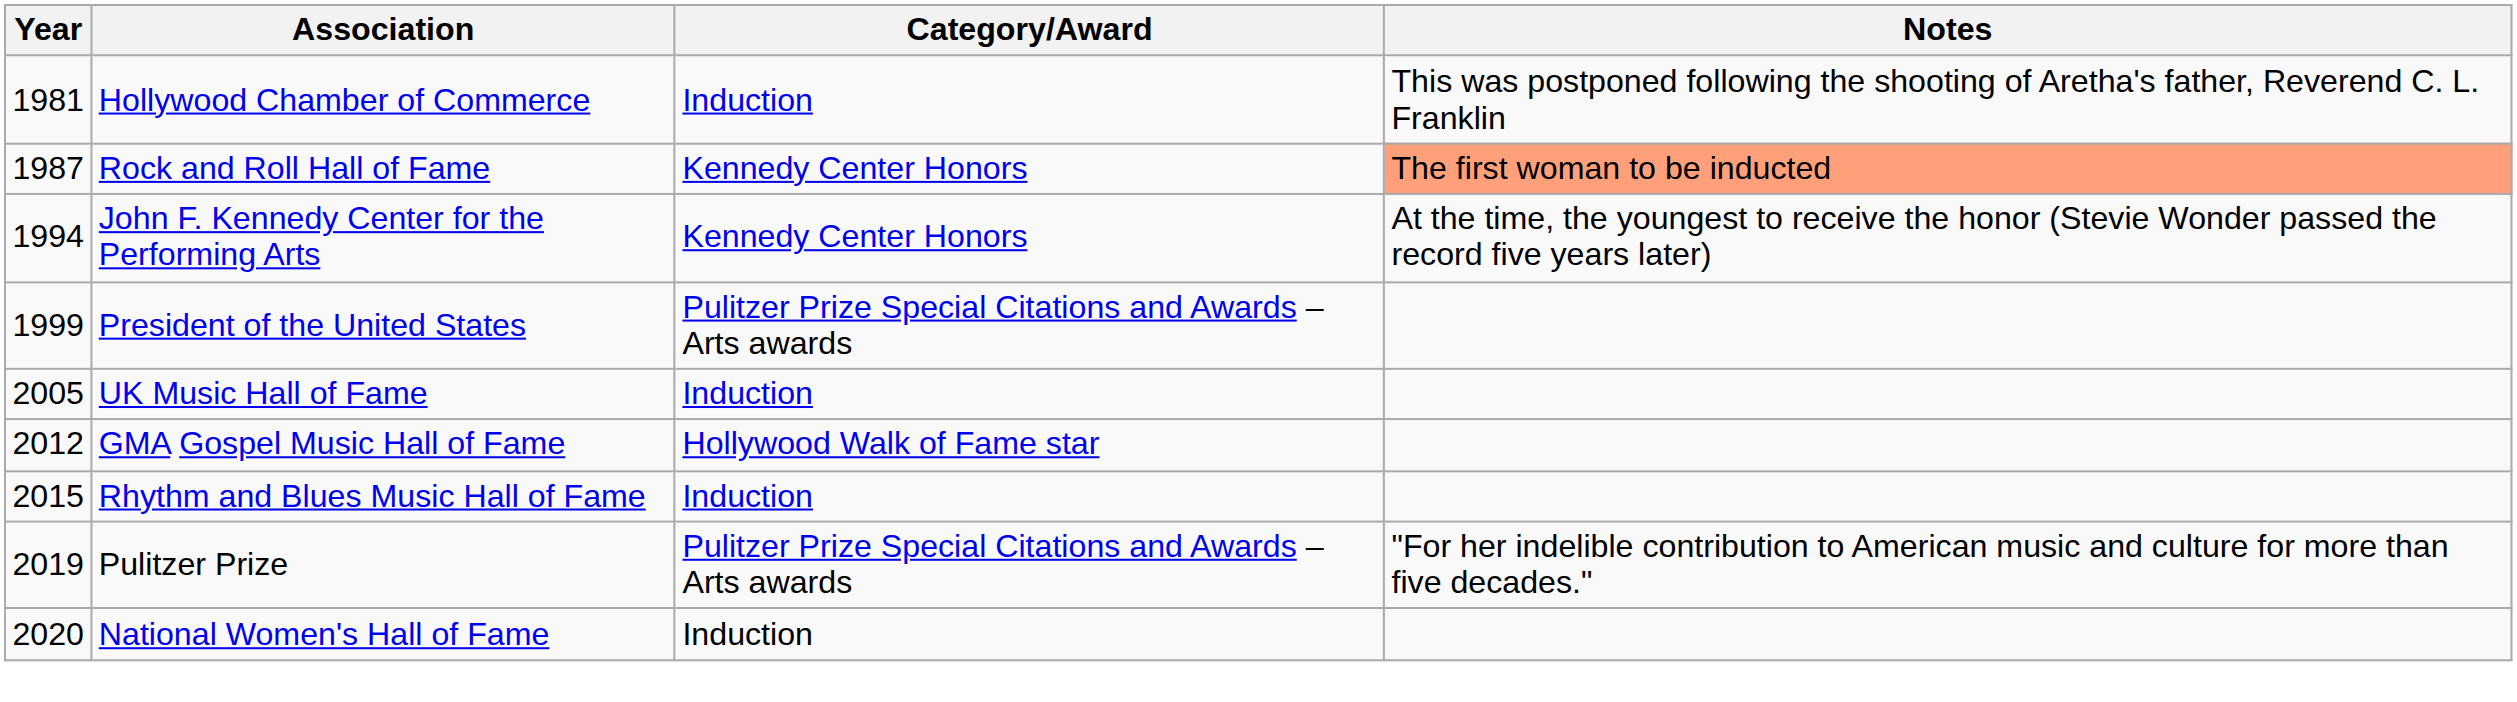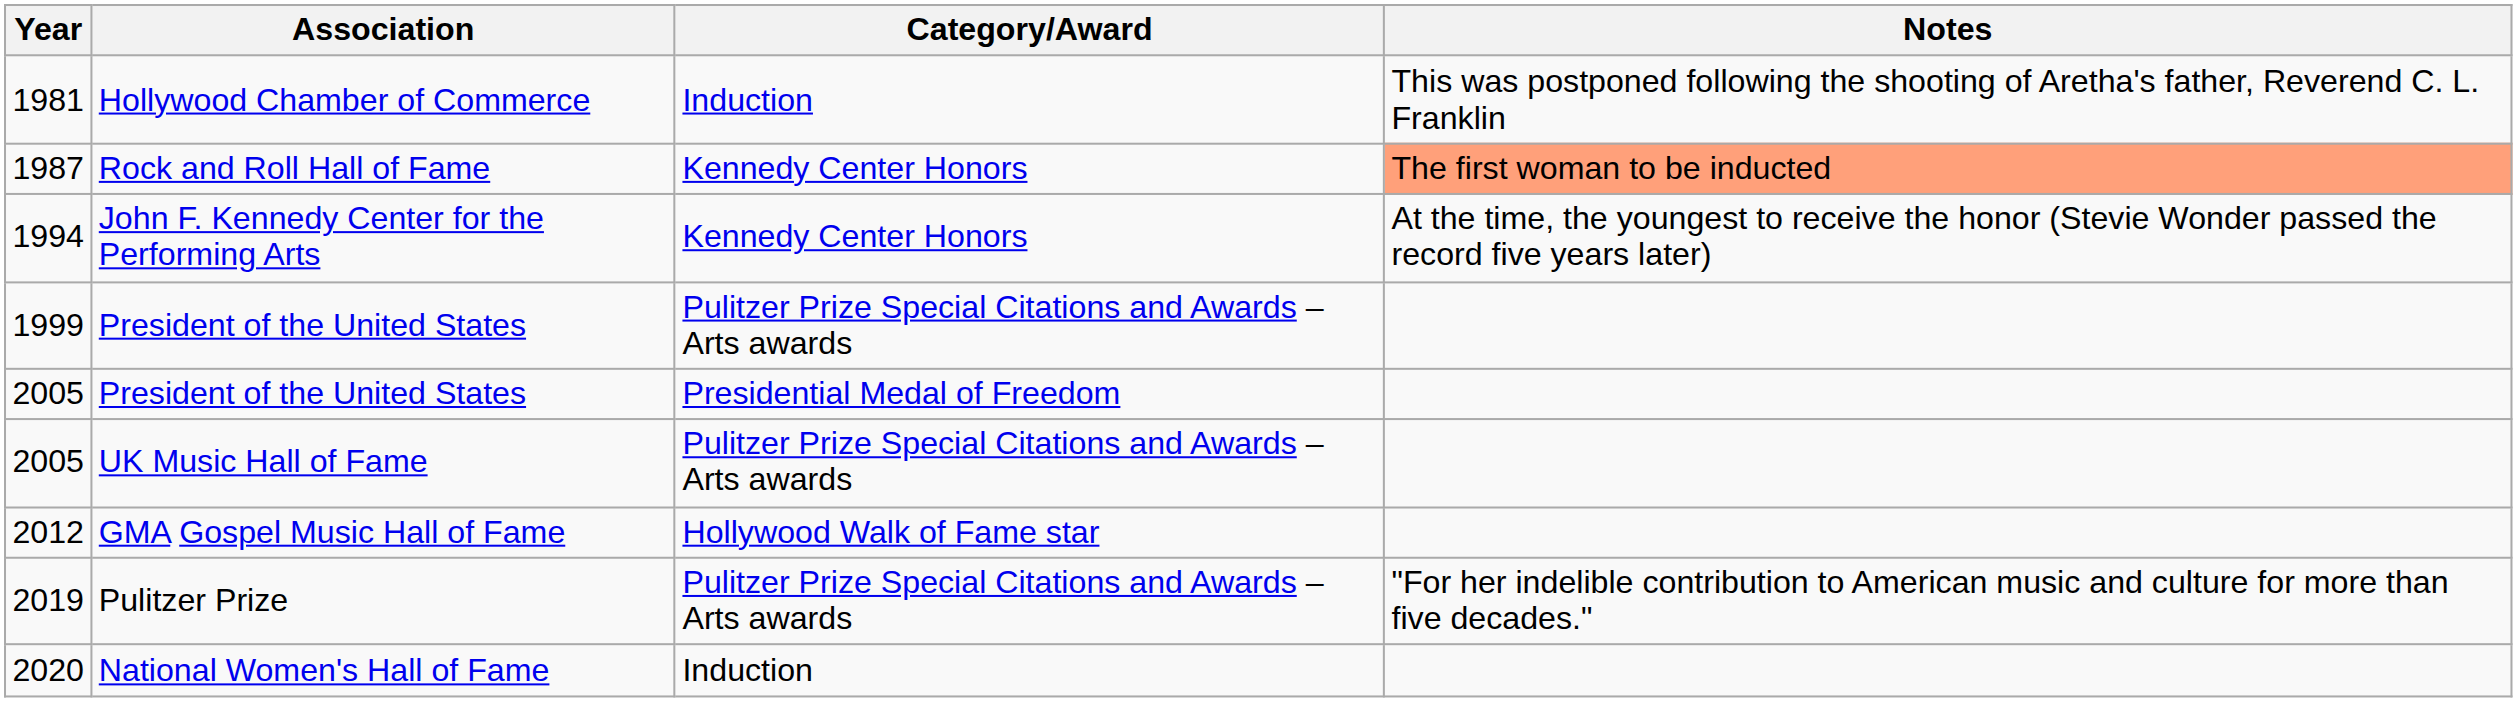+ row: (48, 393)
(748, 393) Induction -> (1003, 462) Pulitzer Prize Special Citations and Awards – Arts awards
- row: (48, 495)
